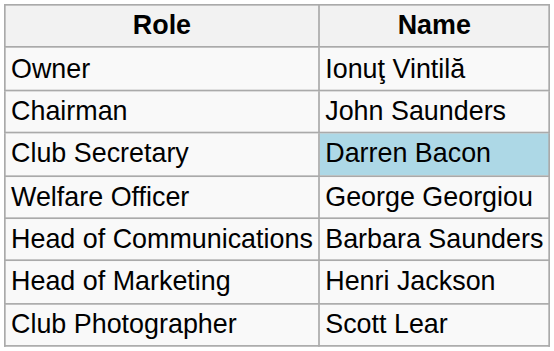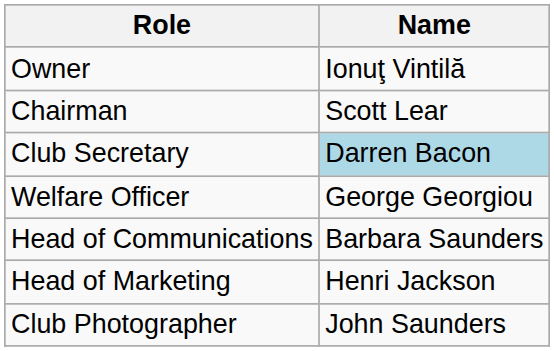(416, 111) John Saunders -> (386, 111) Scott Lear
(386, 324) Scott Lear -> (416, 324) John Saunders
